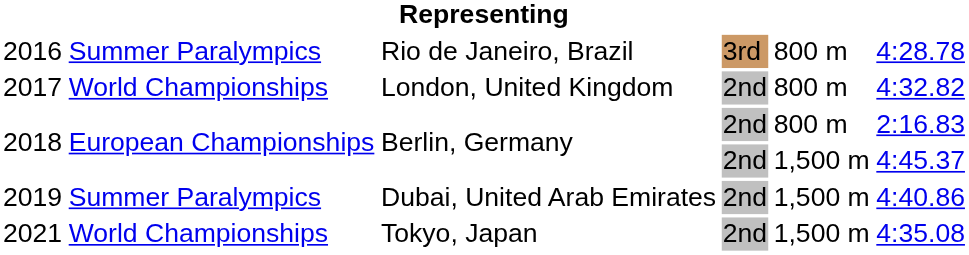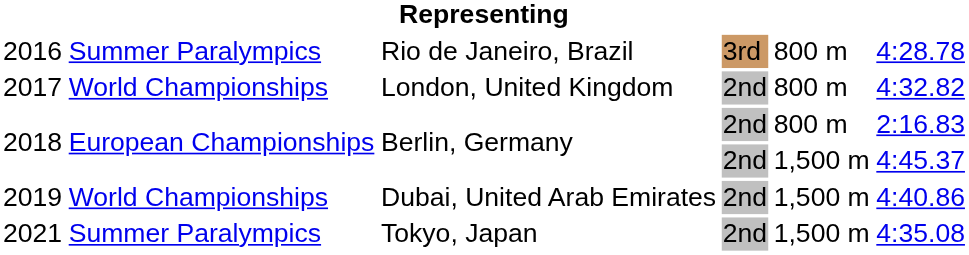(195, 197) Summer Paralympics -> (198, 197) World Championships
(198, 233) World Championships -> (195, 233) Summer Paralympics
